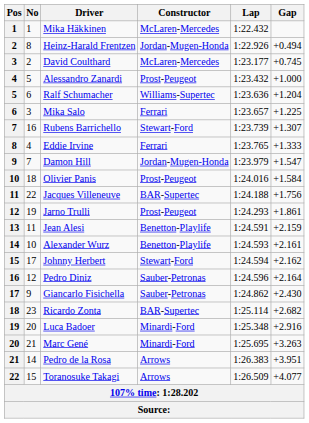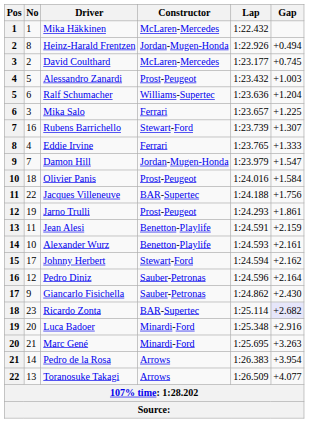(287, 79) +1.000 -> (287, 79) +1.003
(287, 310) no background -> (287, 310) lavender background
(287, 360) +3.951 -> (287, 360) +3.954
(31, 376) 15 -> (31, 376) 13
